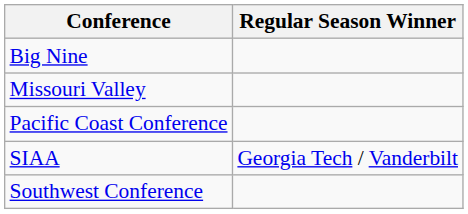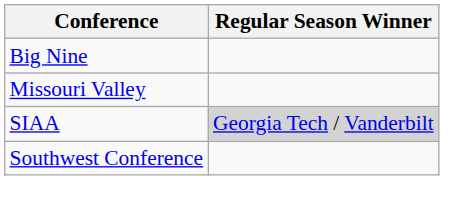- row: (119, 123)
(348, 157) no background -> (323, 123) lightgrey background
